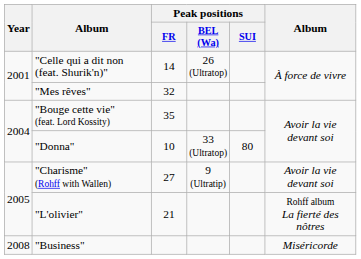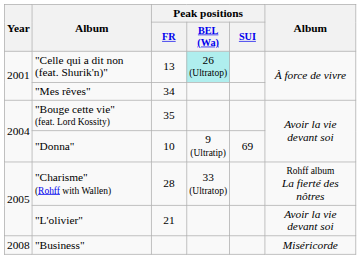(169, 66) 14 -> (169, 66) 13
(208, 66) no background -> (208, 66) paleturquoise background
(169, 91) 32 -> (169, 91) 34
(208, 146) 33 (Ultratop) -> (208, 146) 9 (Ultratip)
(247, 146) 80 -> (247, 146) 69
(169, 177) 27 -> (169, 183) 28
(208, 177) 9 (Ultratip) -> (208, 183) 33 (Ultratop)
(310, 177) Avoir la vie devant soi -> (310, 184) Rohff album La fierté des nôtres
(310, 215) Rohff album La fierté des nôtres -> (310, 220) Avoir la vie devant soi
